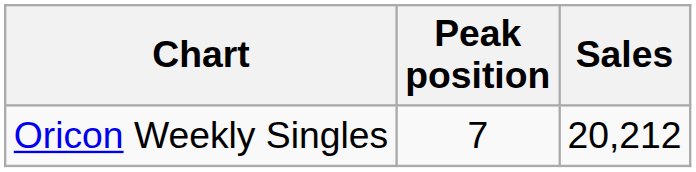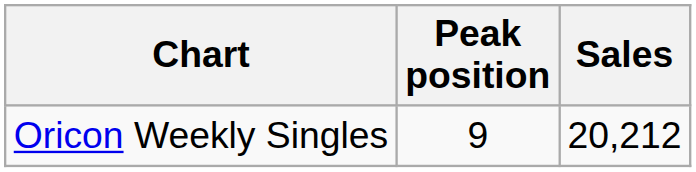(478, 135) 7 -> (478, 135) 9
